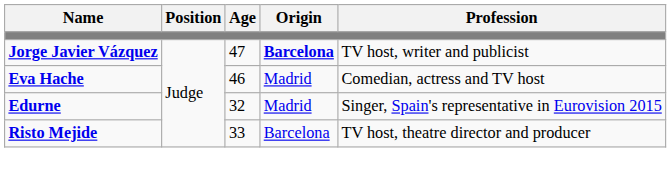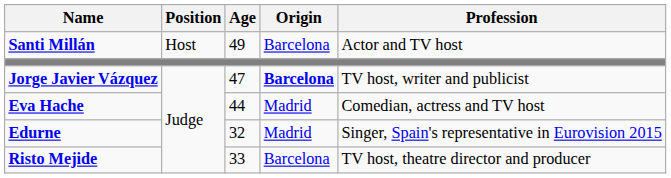+ row: (52, 45)
(237, 79) 46 -> (237, 106) 44
